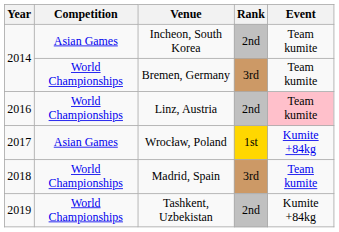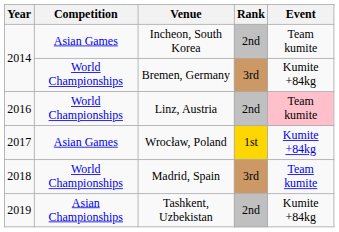(301, 75) Team kumite -> (301, 75) Kumite +84kg
(86, 210) World Championships -> (86, 210) Asian Championships
